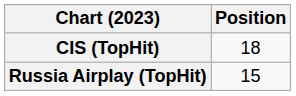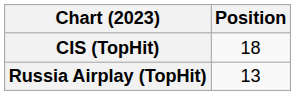(251, 76) 15 -> (251, 76) 13
